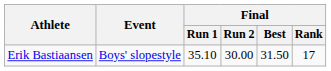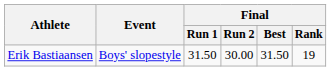(202, 56) 35.10 -> (202, 56) 31.50
(309, 56) 17 -> (309, 56) 19
